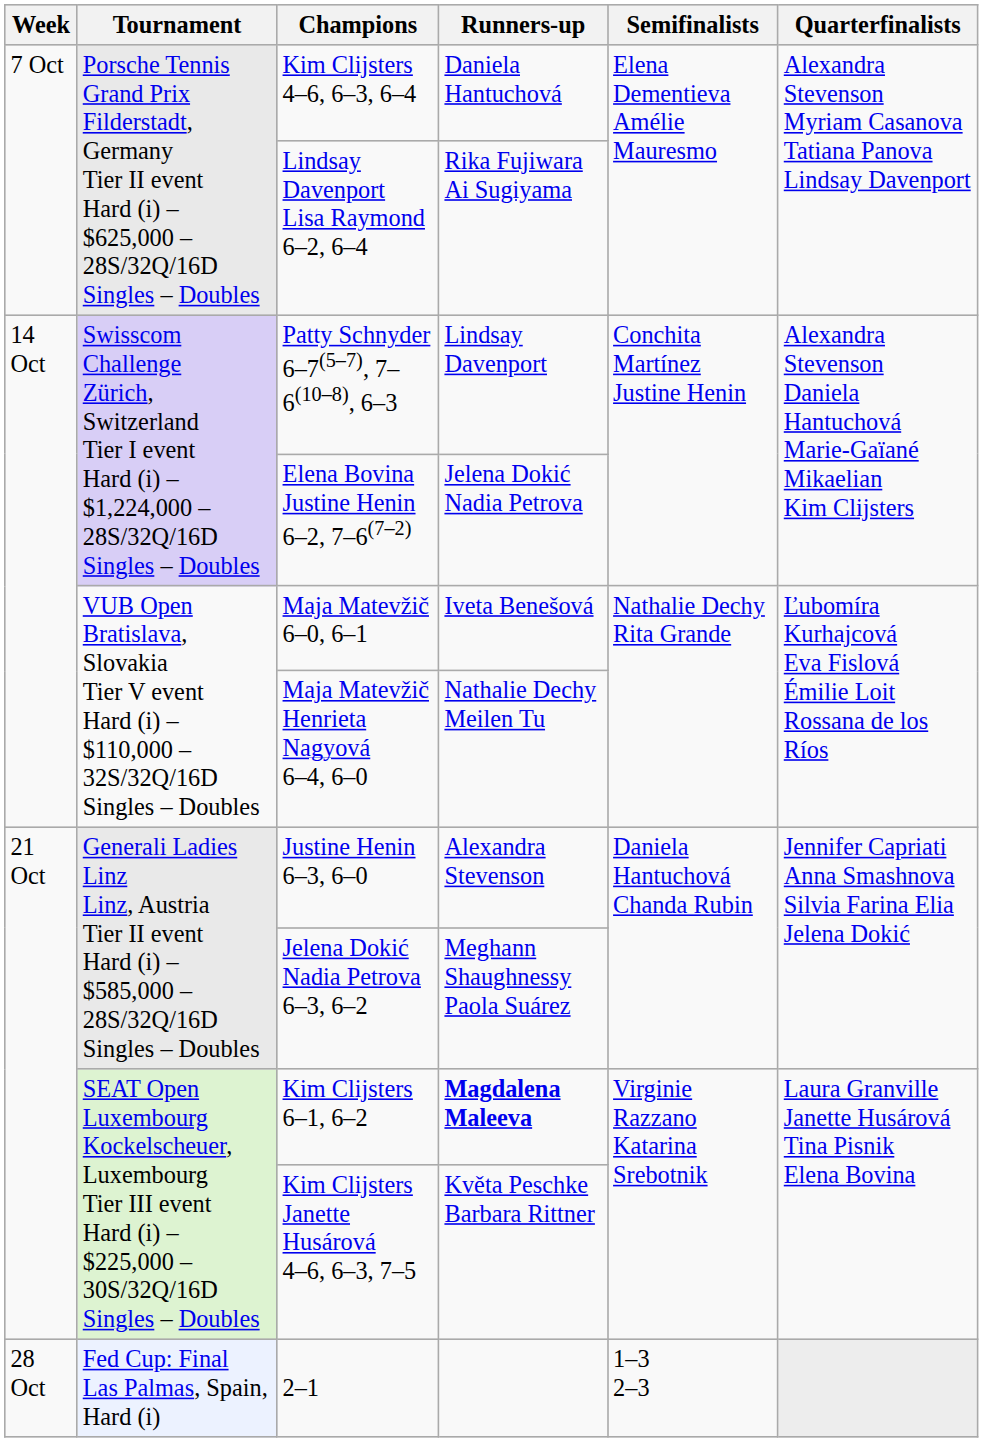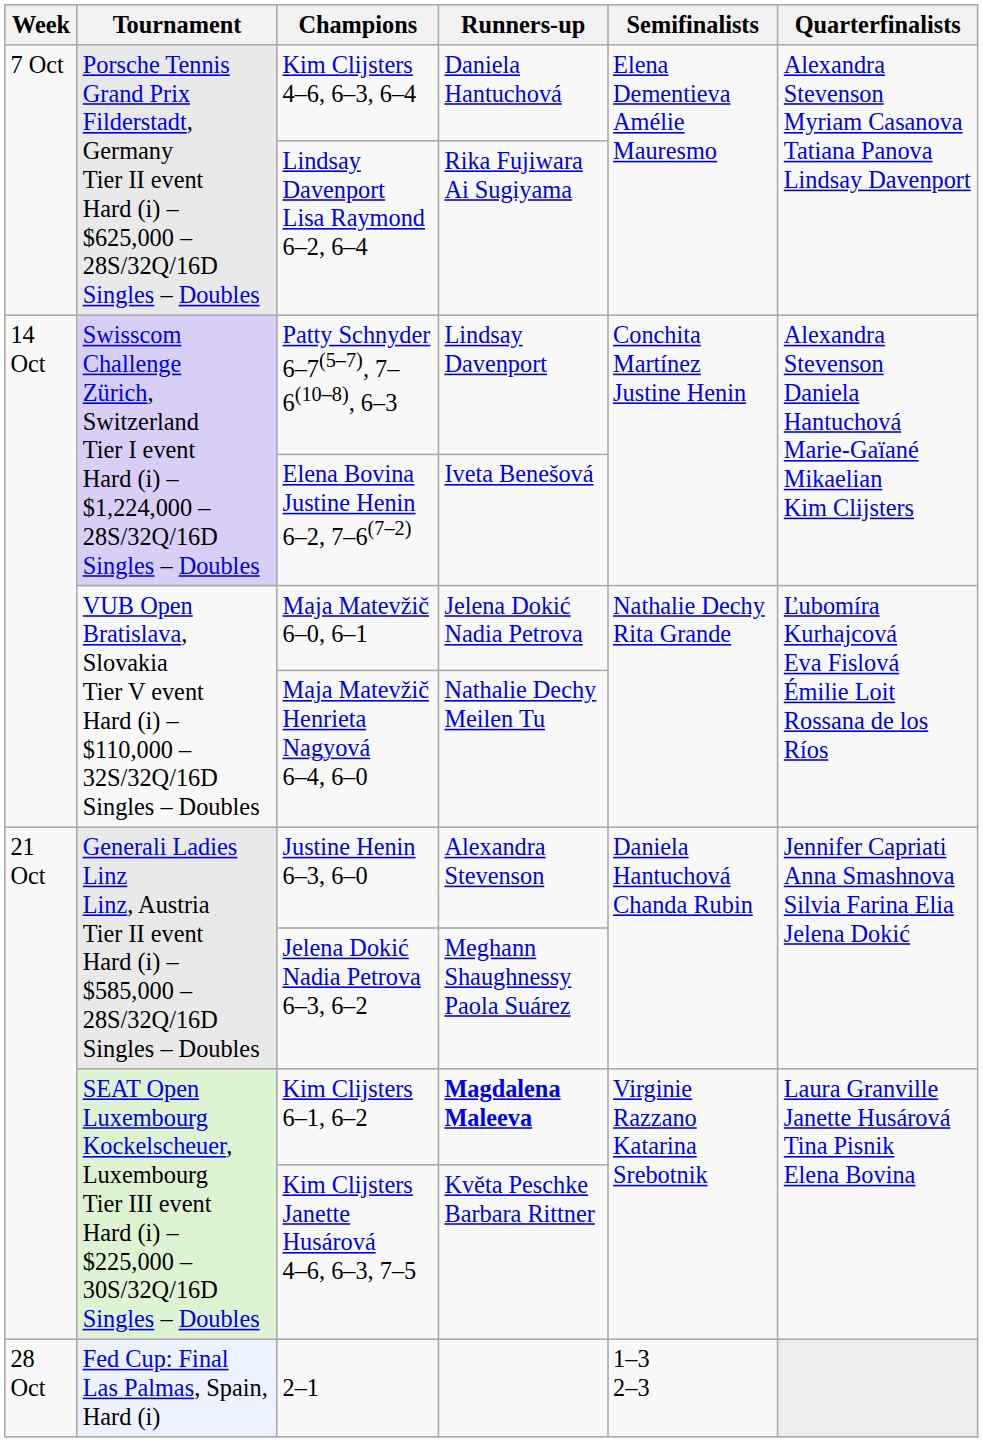(514, 488) Jelena Dokić Nadia Petrova -> (519, 473) Iveta Benešová
(519, 605) Iveta Benešová -> (514, 620) Jelena Dokić Nadia Petrova
